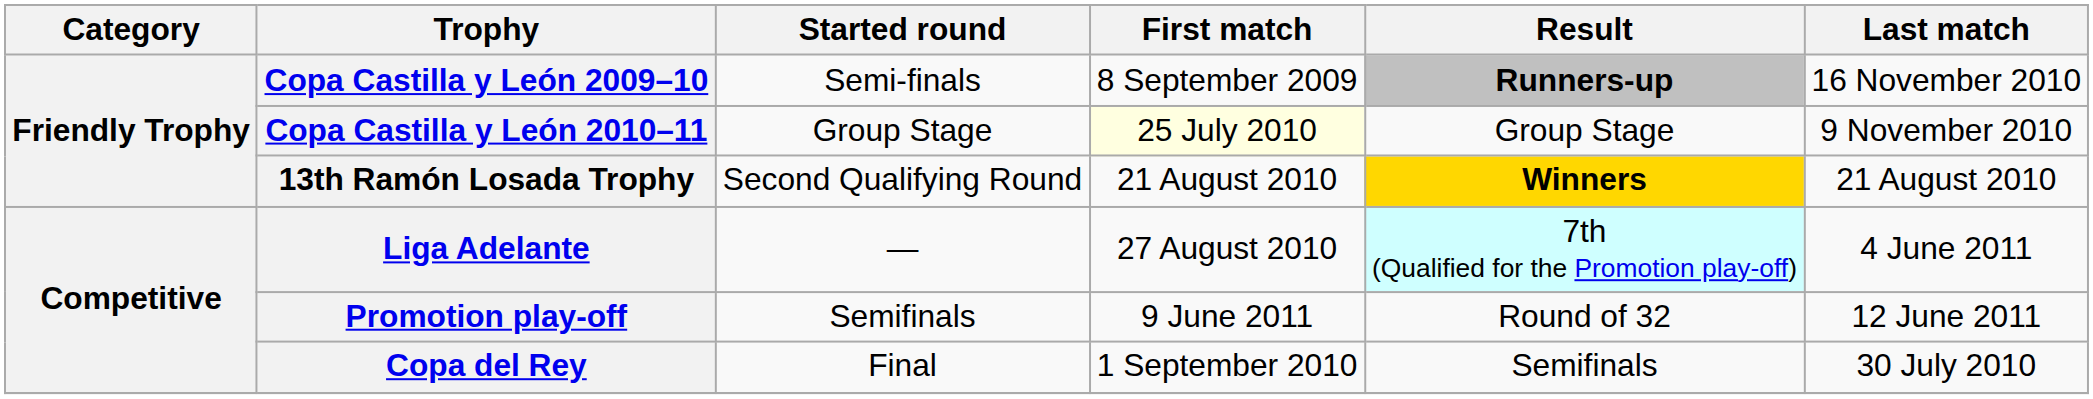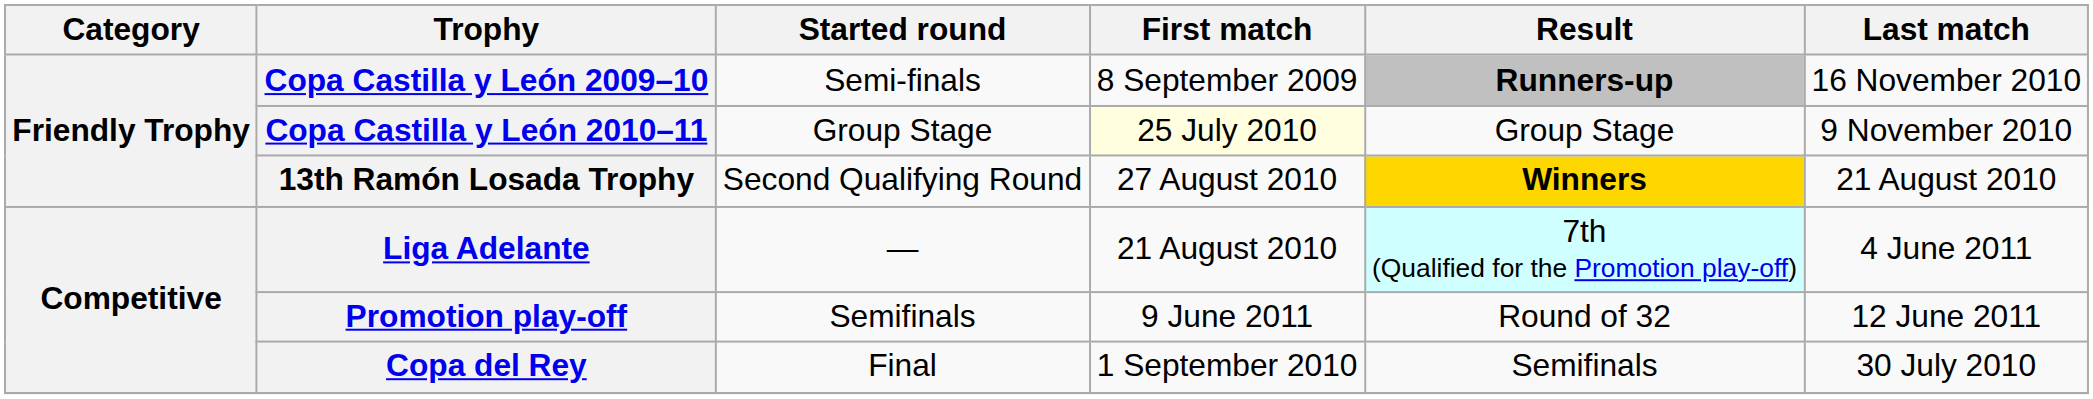(1227, 180) 21 August 2010 -> (1227, 180) 27 August 2010
(1227, 248) 27 August 2010 -> (1227, 248) 21 August 2010
